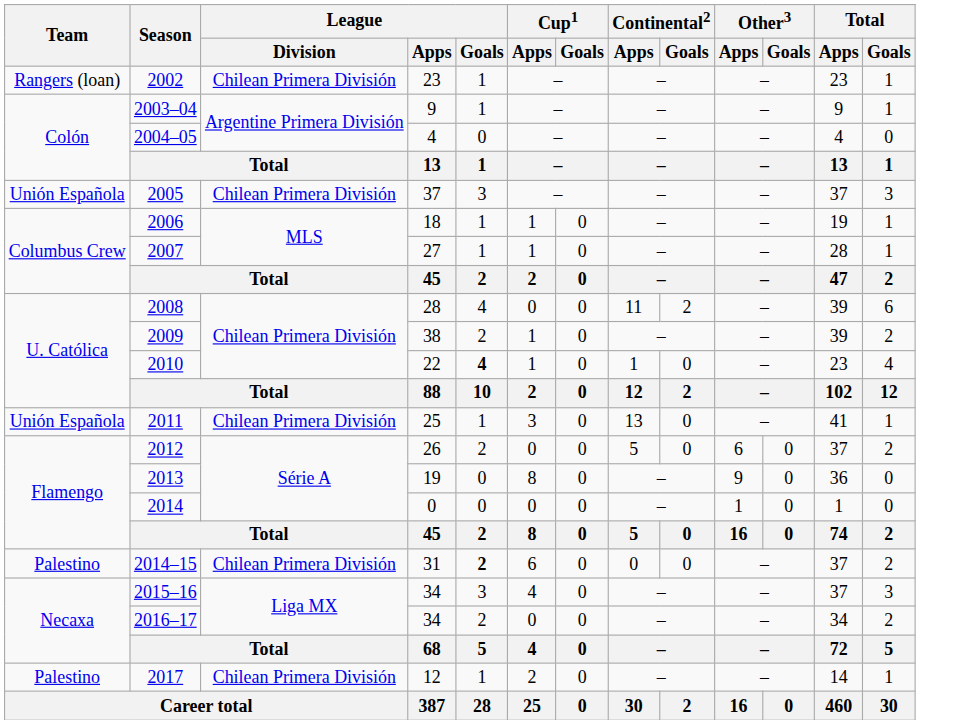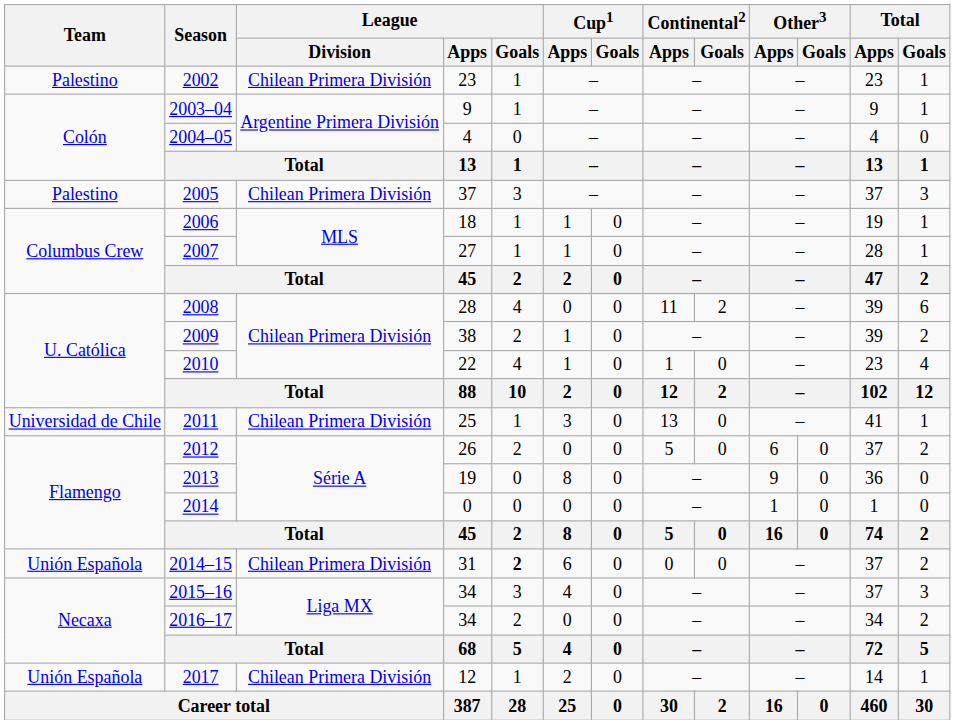(67, 80) Rangers (loan) -> (85, 80) Palestino
(67, 194) Unión Española -> (85, 194) Palestino
(482, 364) bold -> (517, 364) normal
(67, 421) Unión Española -> (85, 421) Universidad de Chile
(67, 563) Palestino -> (85, 563) Unión Española
(67, 677) Palestino -> (85, 677) Unión Española
